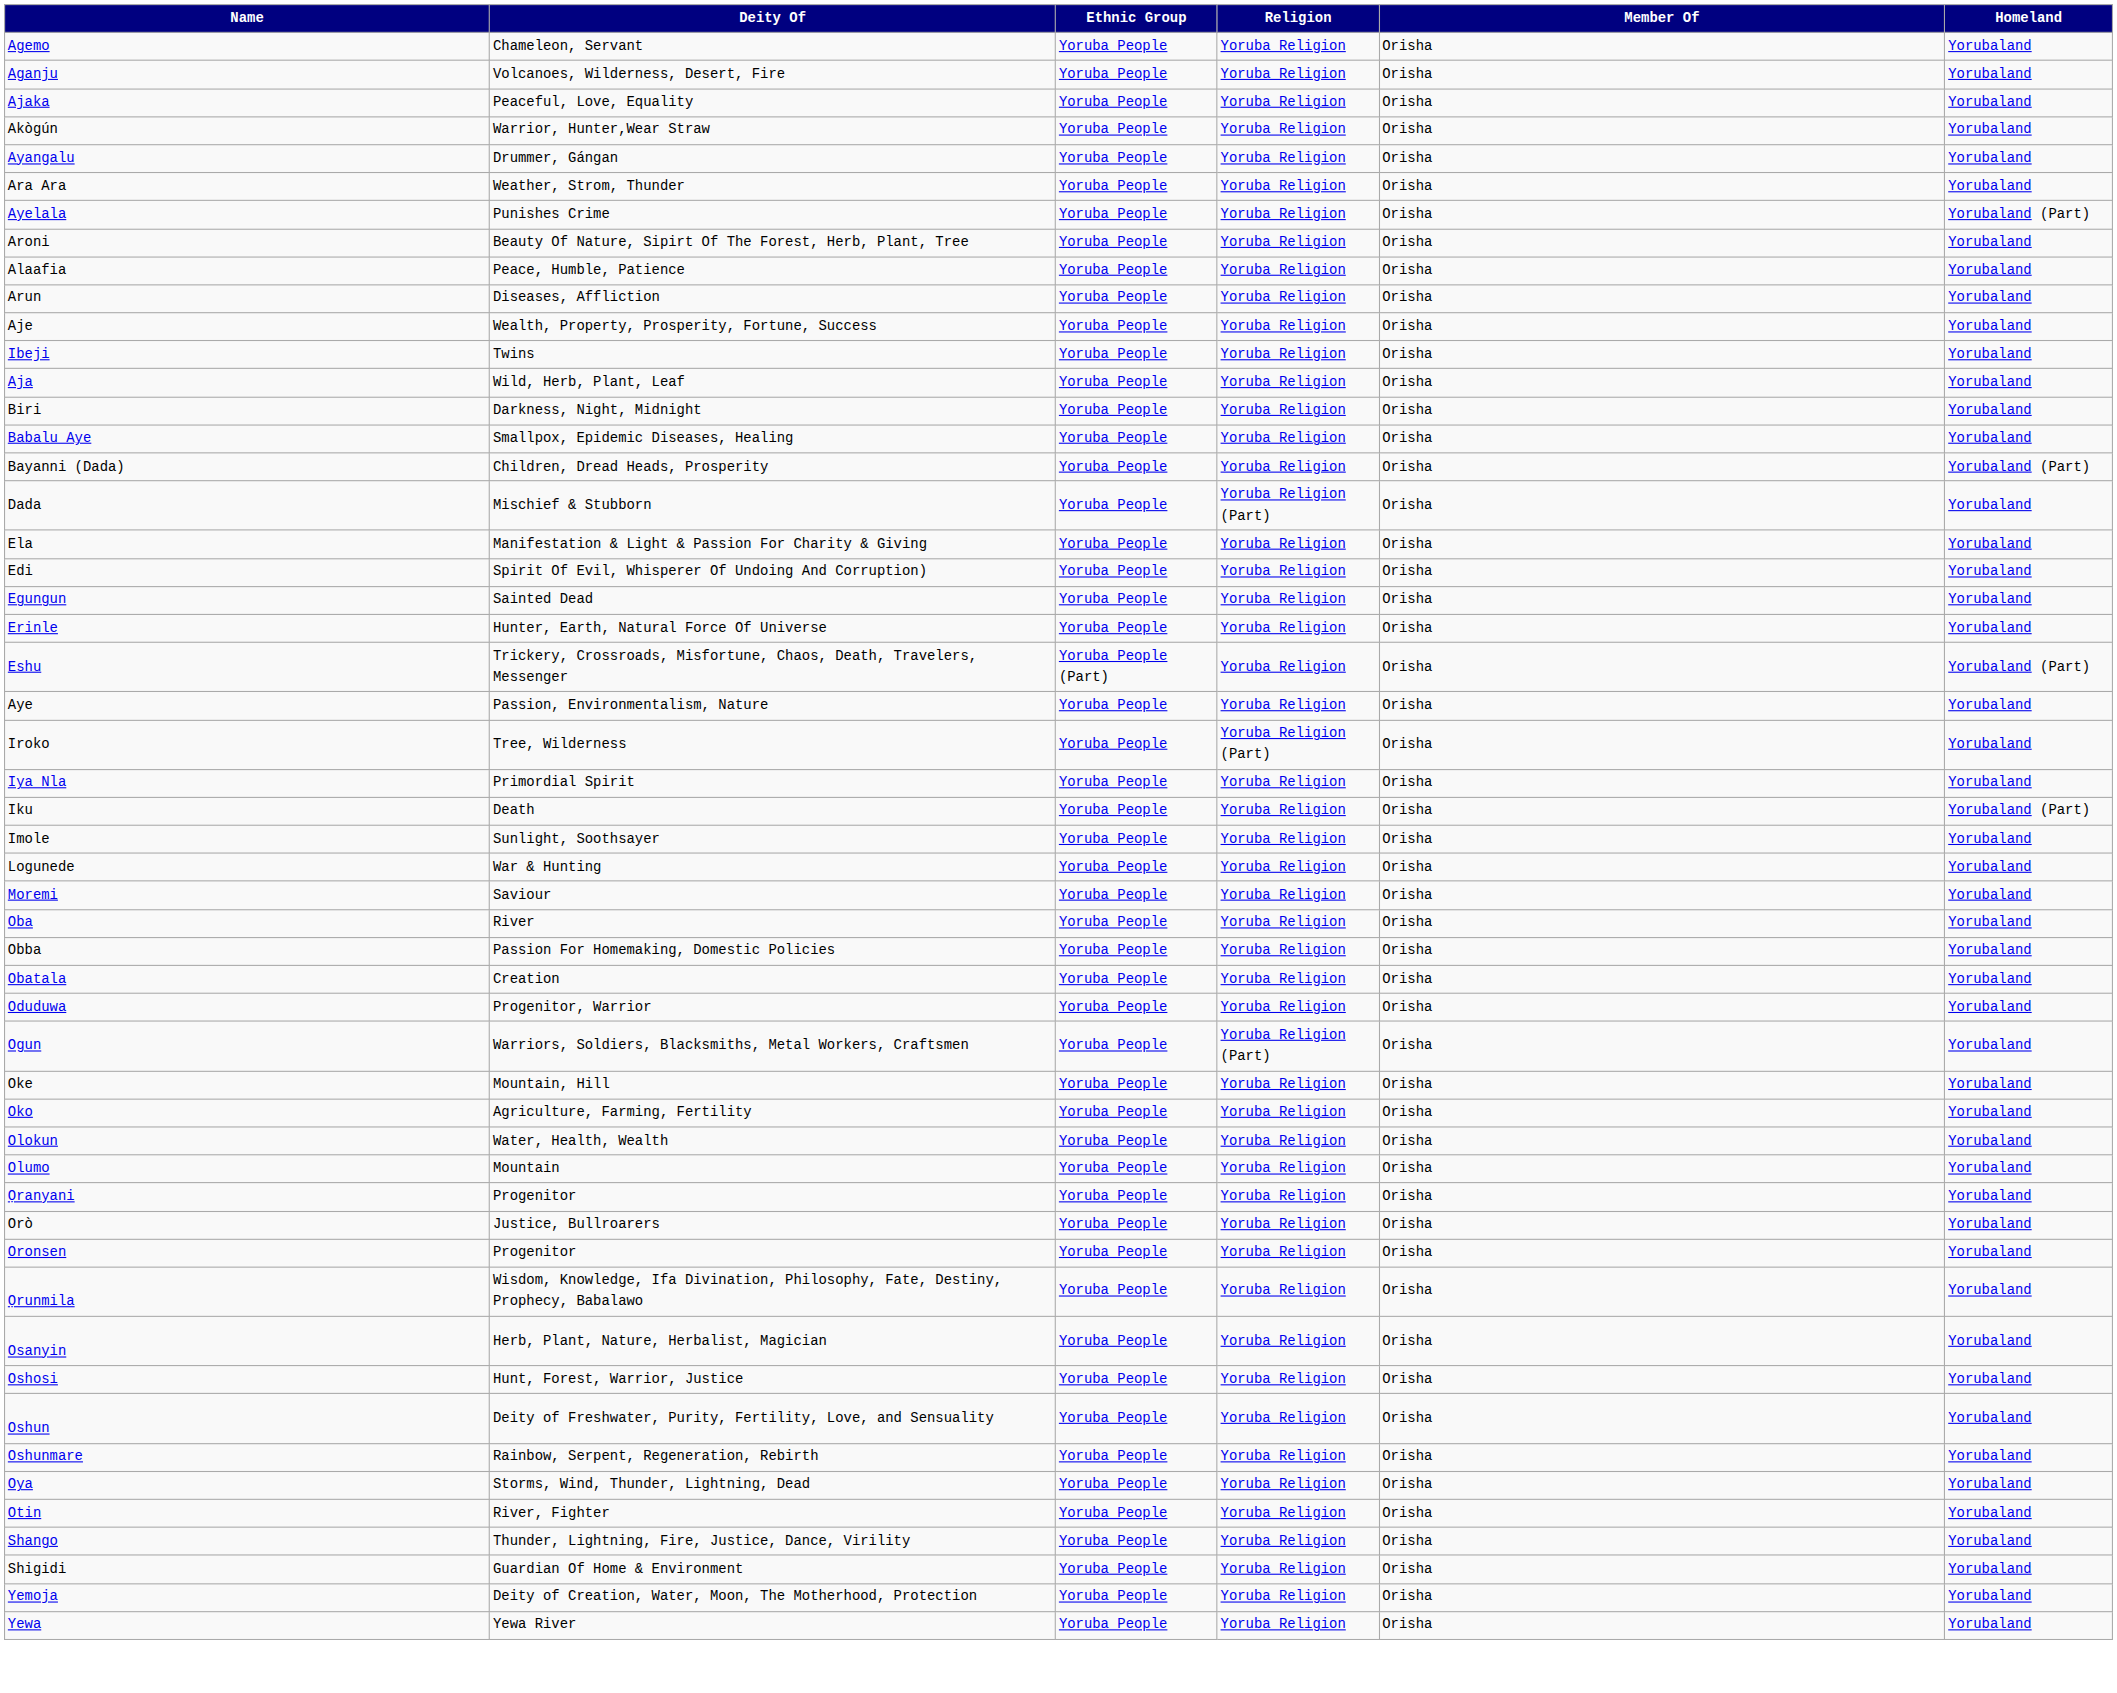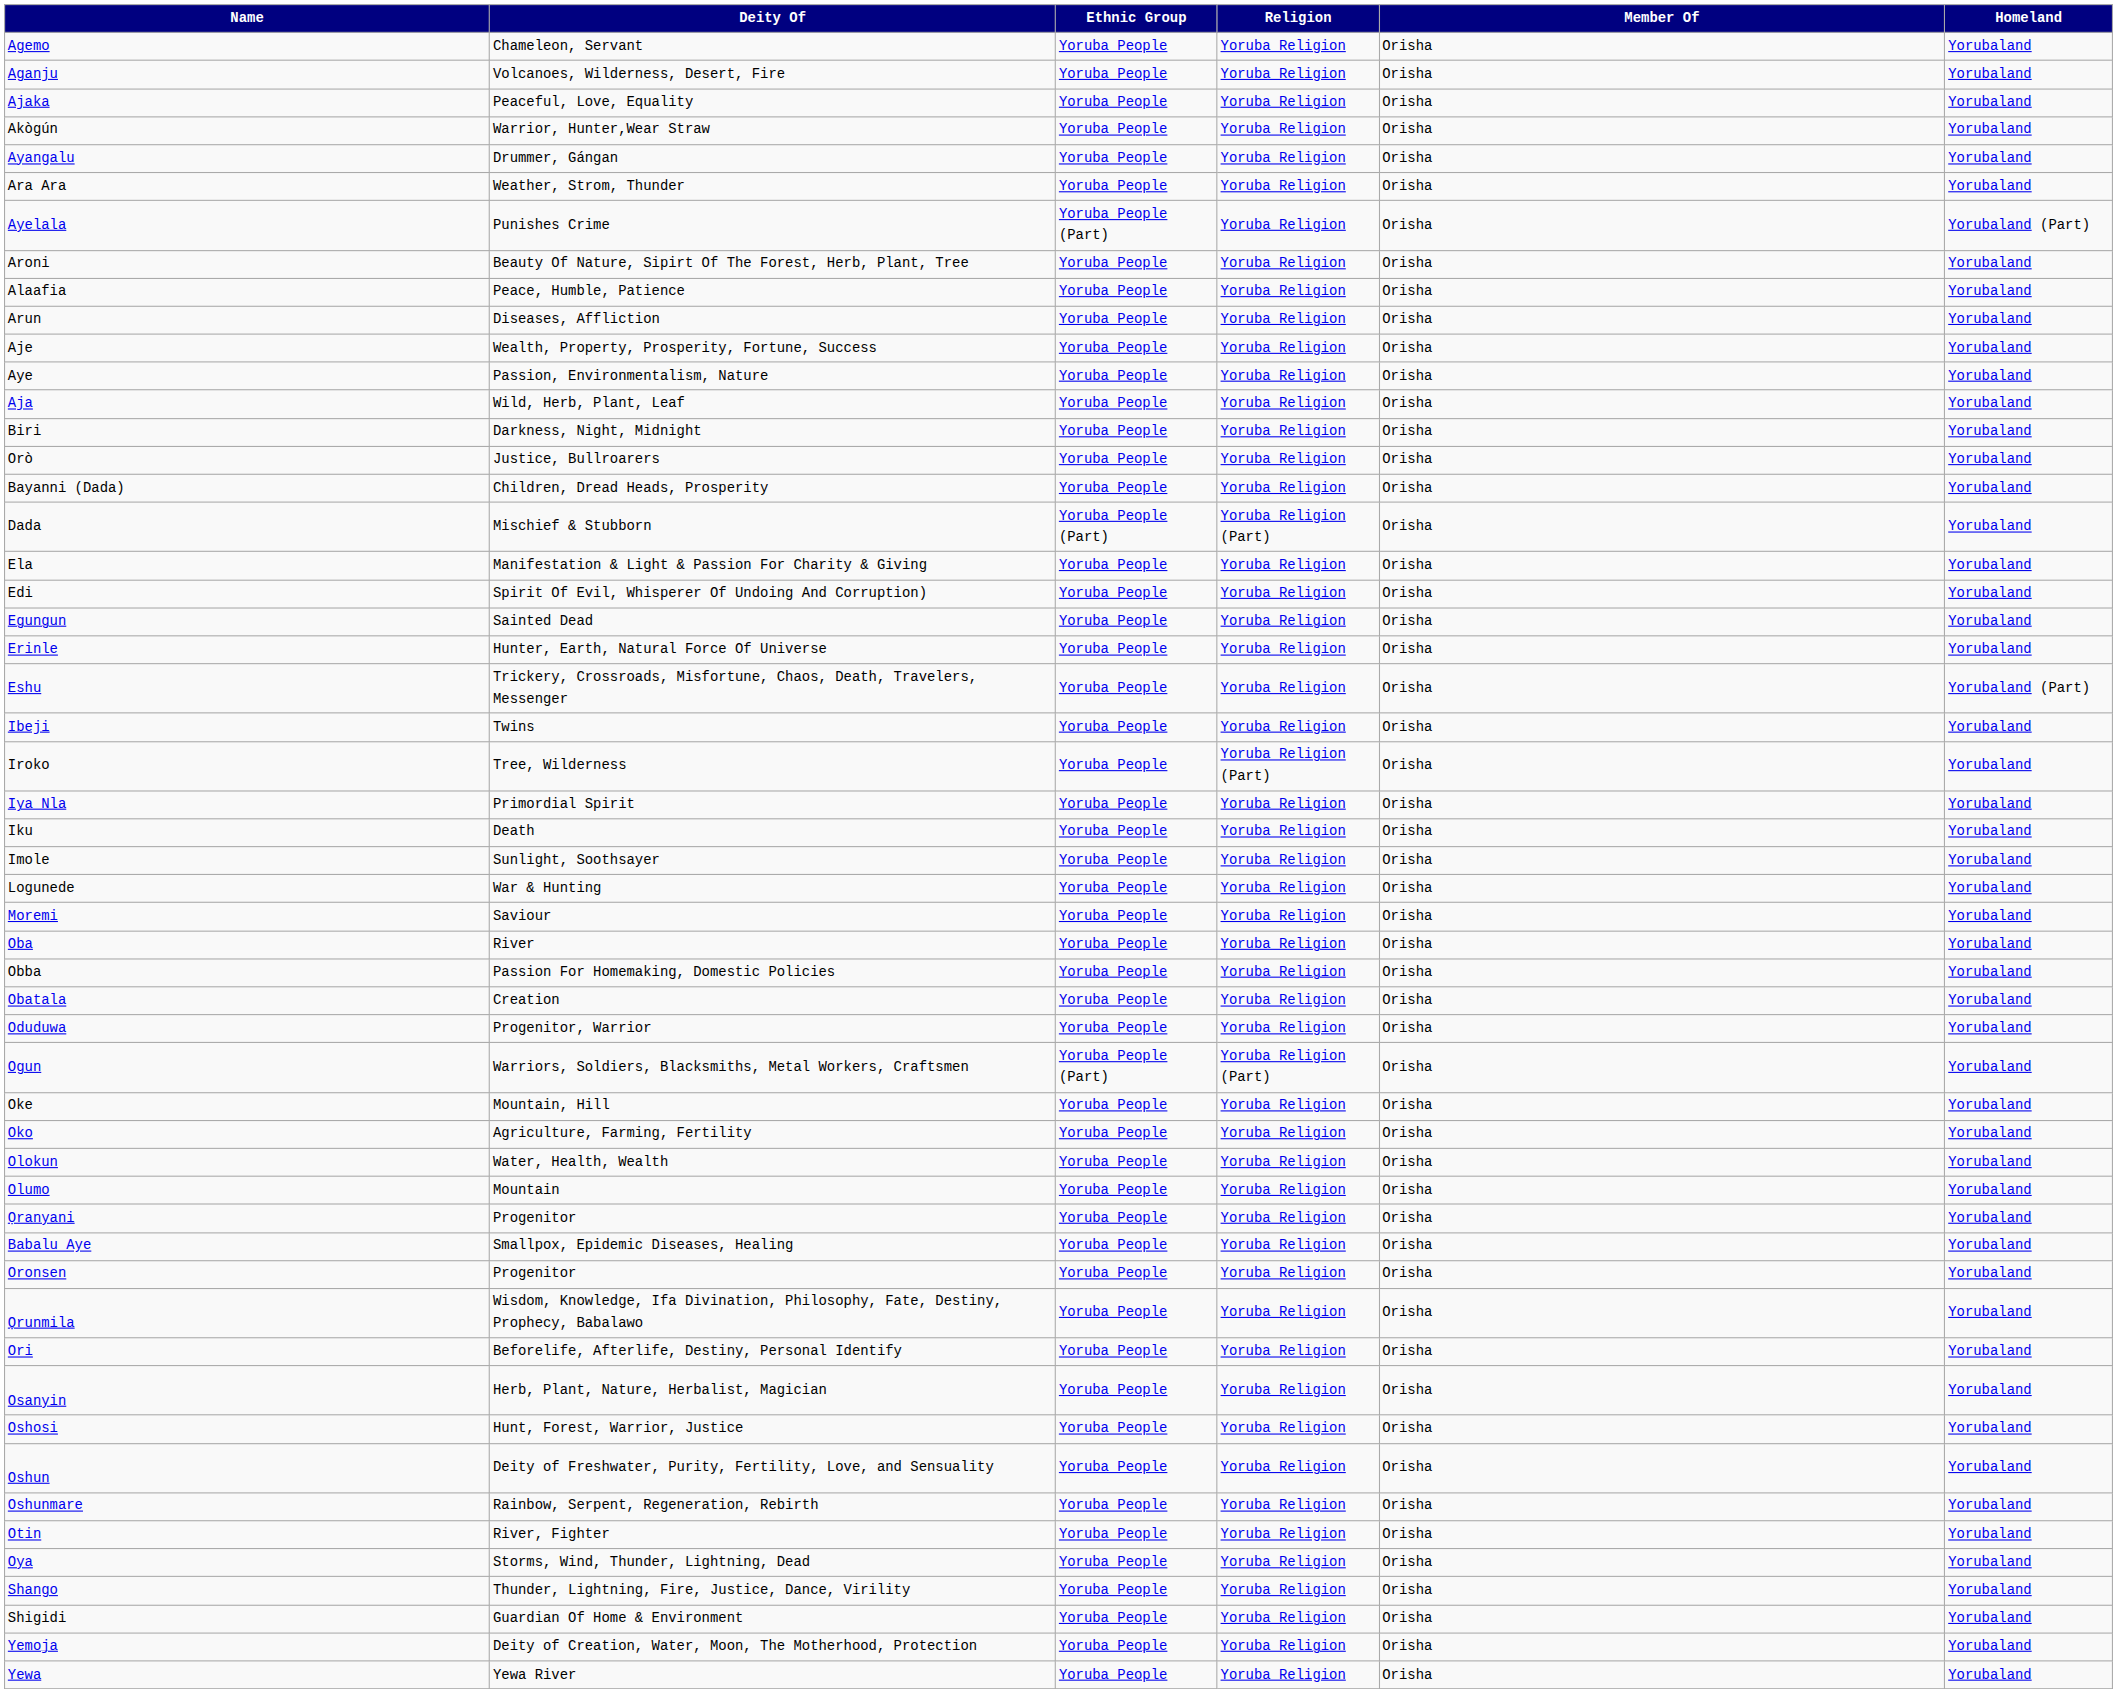(1113, 214) Yoruba People -> (1113, 225) Yoruba People (Part)
rows swapped: (20, 705) <-> (29, 354)
rows swapped: (50, 438) <-> (20, 1224)
(2019, 466) Yorubaland (Part) -> (1990, 488) Yorubaland
(1113, 505) Yoruba People -> (1113, 526) Yoruba People (Part)
(1113, 667) Yoruba People (Part) -> (1113, 688) Yoruba People
(2019, 811) Yorubaland (Part) -> (1990, 832) Yorubaland
(1113, 1046) Yoruba People -> (1113, 1067) Yoruba People (Part)
+ row: (20, 1351)
rows swapped: (25, 1513) <-> (20, 1485)
